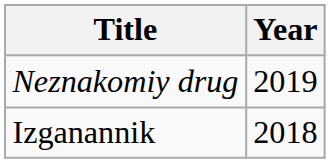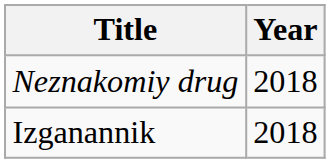(285, 81) 2019 -> (285, 81) 2018
